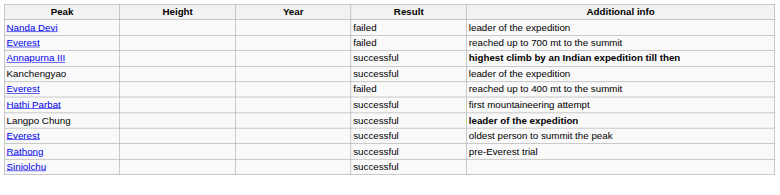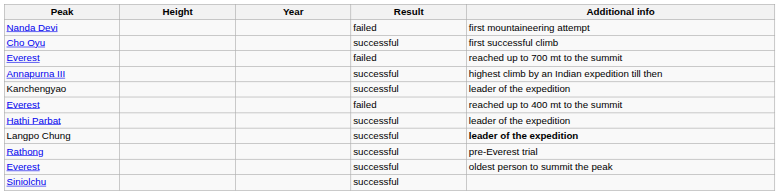(520, 27) leader of the expedition -> (529, 27) first mountaineering attempt
+ row: (26, 43)
(575, 58) bold -> (566, 74) normal
(529, 105) first mountaineering attempt -> (520, 120) leader of the expedition
rows swapped: (25, 151) <-> (23, 136)
